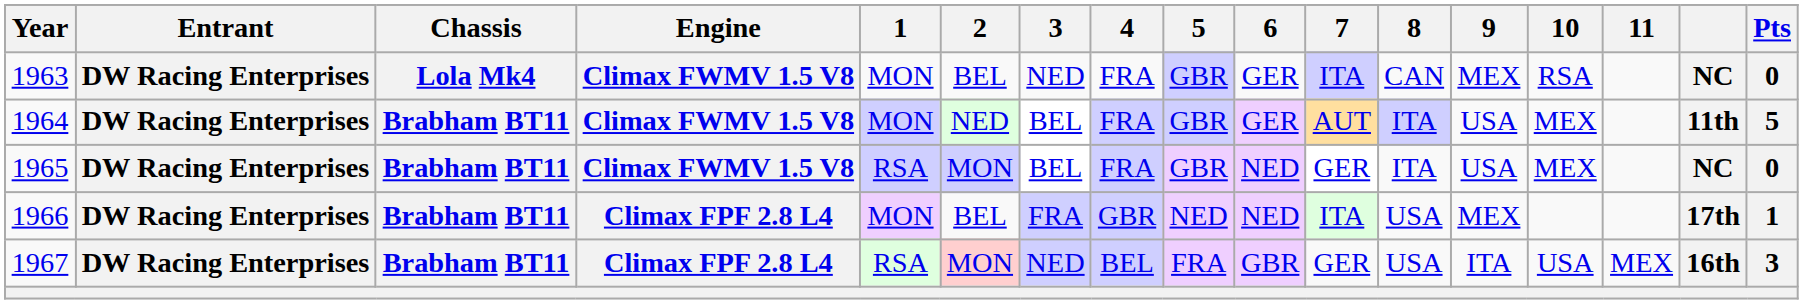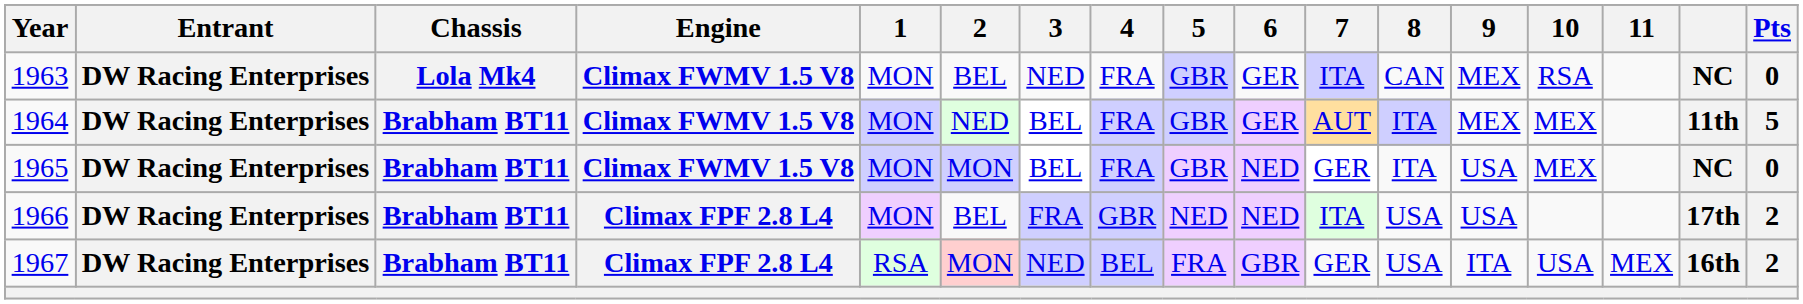(1489, 121) USA -> (1489, 121) MEX
(900, 168) RSA -> (900, 168) MON
(1489, 215) MEX -> (1489, 215) USA
(1772, 215) 1 -> (1772, 215) 2
(1772, 262) 3 -> (1772, 262) 2
